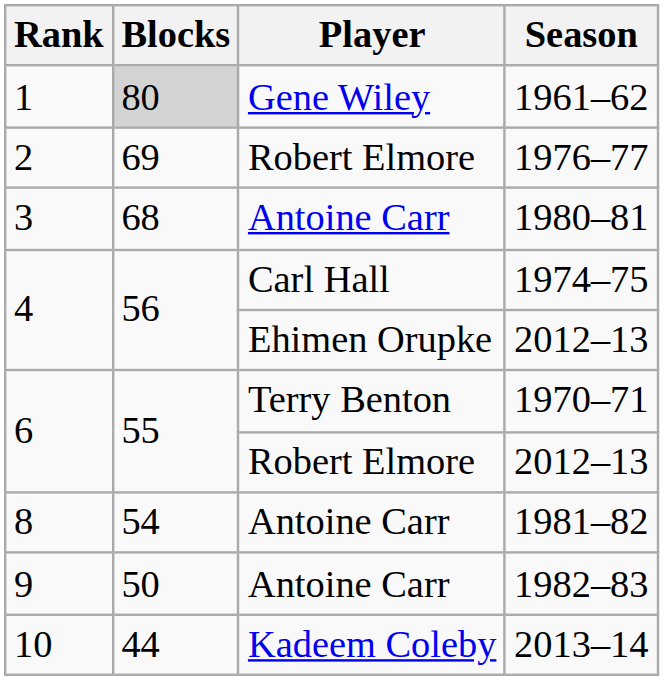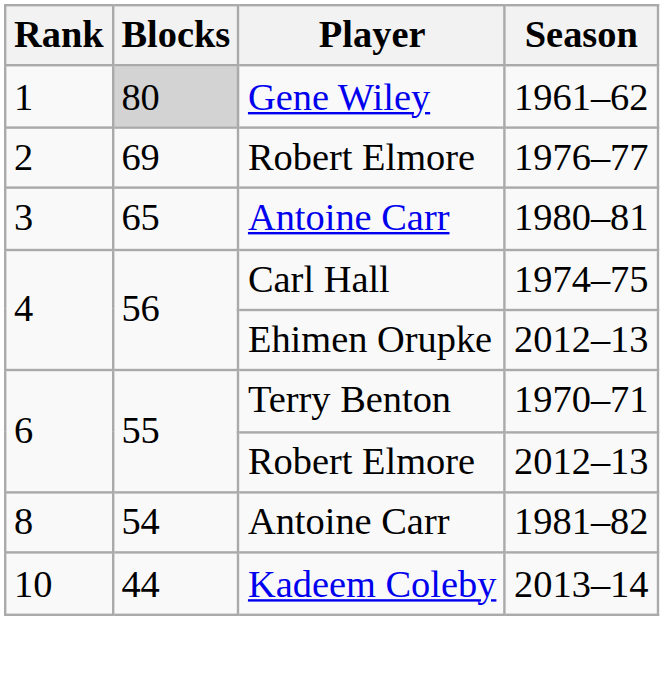(141, 217) 68 -> (141, 217) 65
- row: (24, 583)
